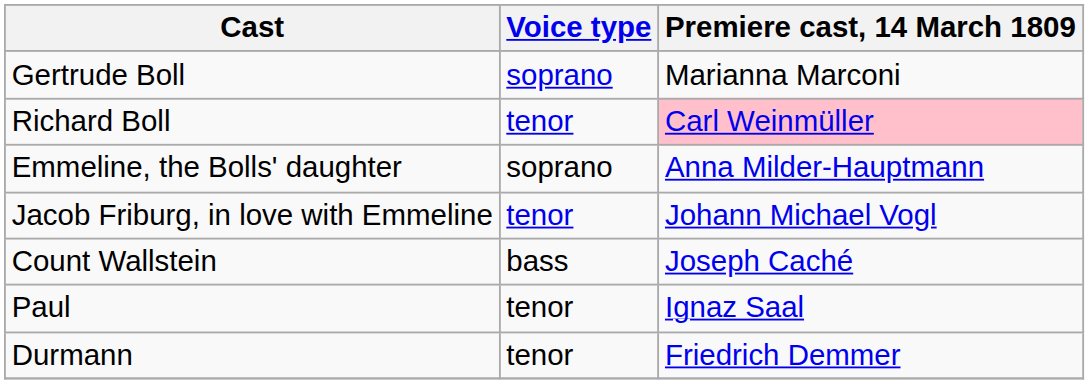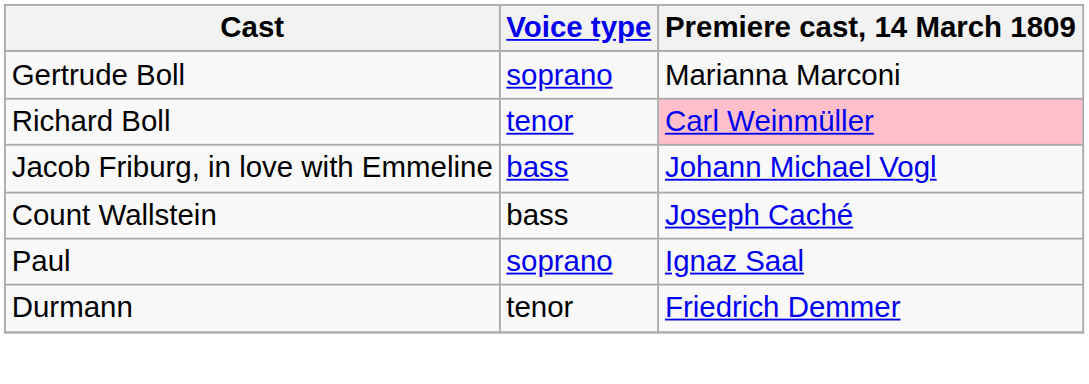- row: (207, 167)
(540, 214) tenor -> (537, 167) bass
(540, 307) tenor -> (560, 261) soprano
